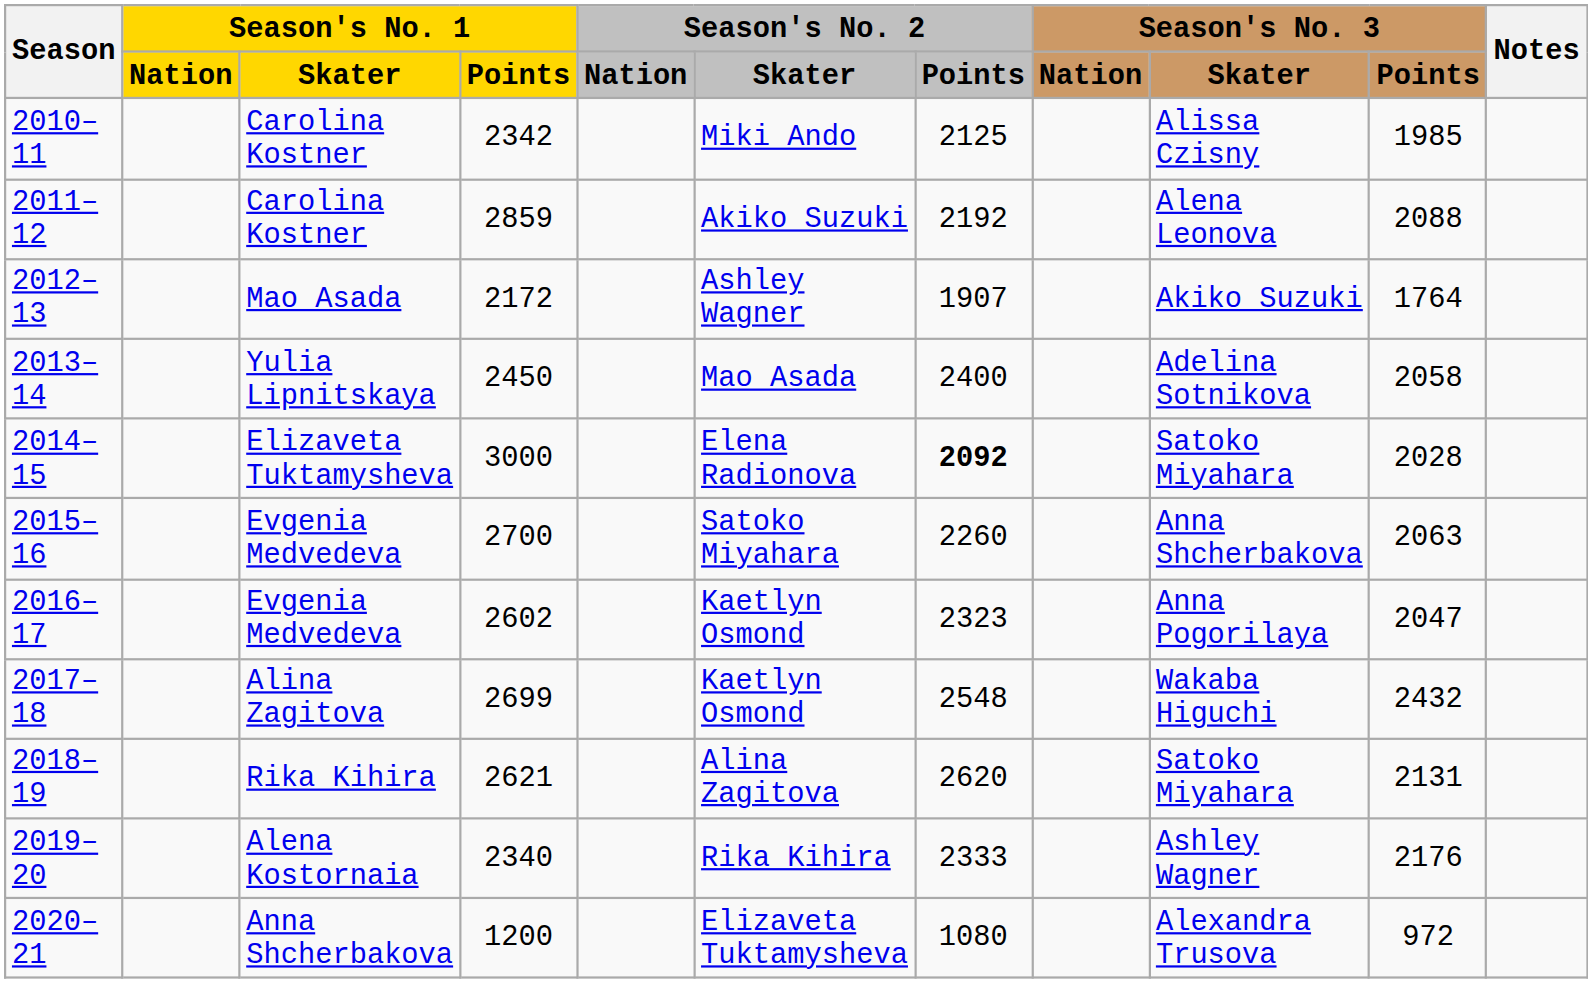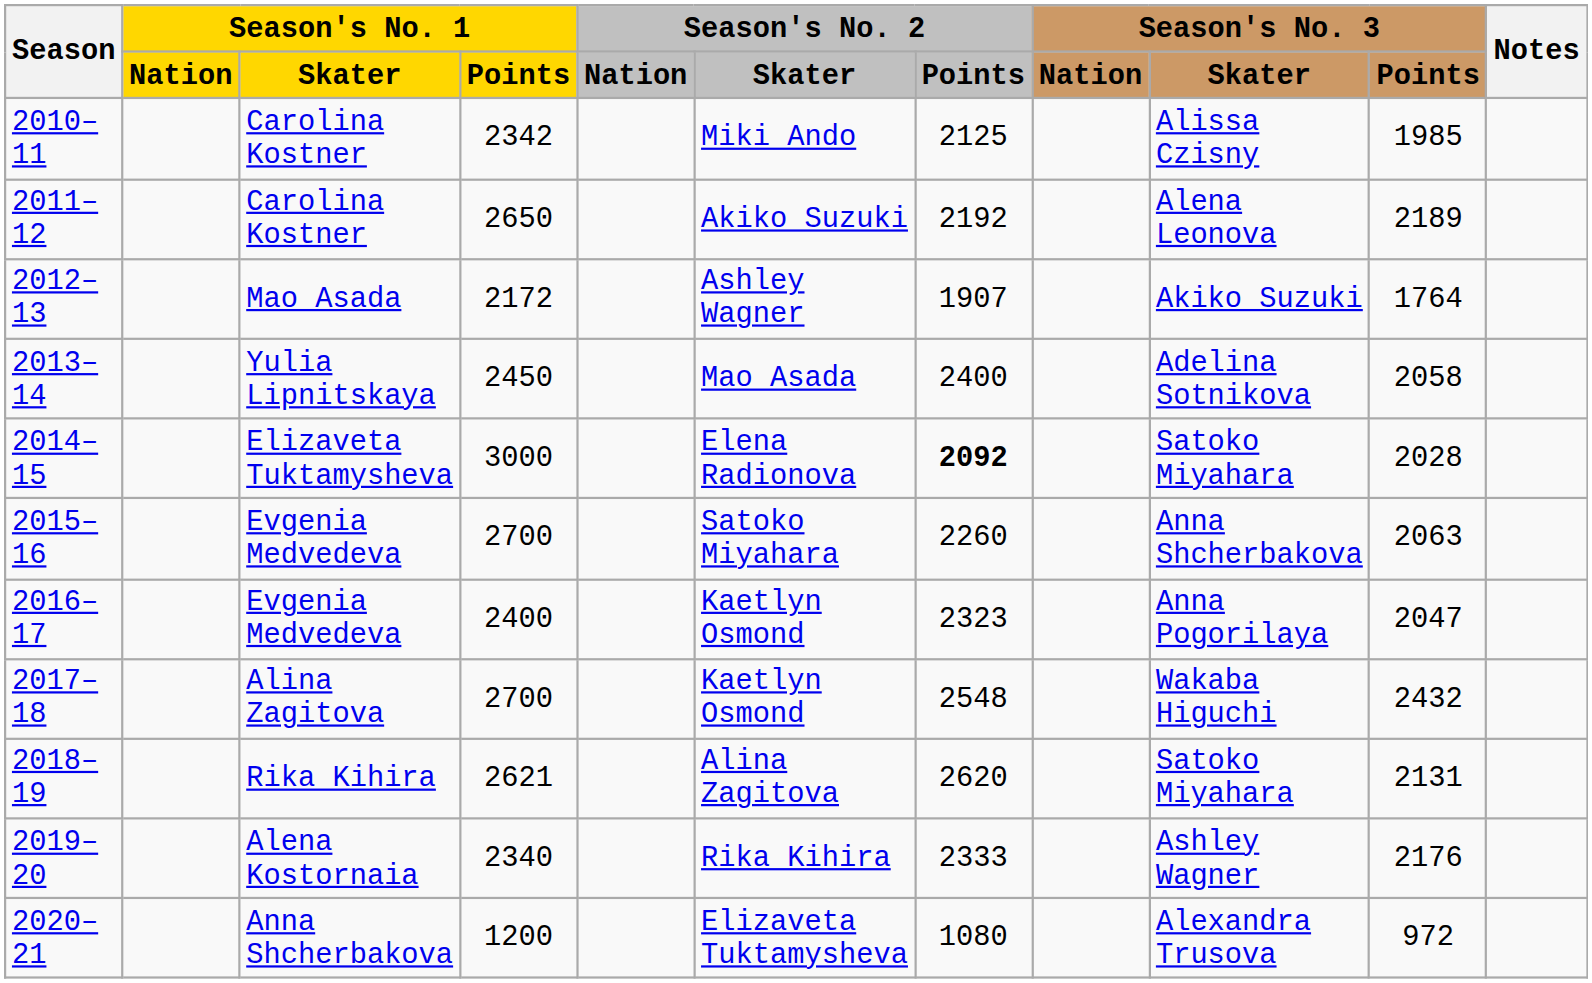(519, 219) 2859 -> (519, 219) 2650
(1428, 219) 2088 -> (1428, 219) 2189
(519, 619) 2602 -> (519, 619) 2400
(519, 699) 2699 -> (519, 699) 2700
